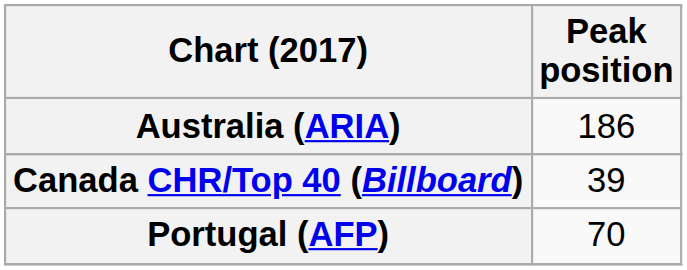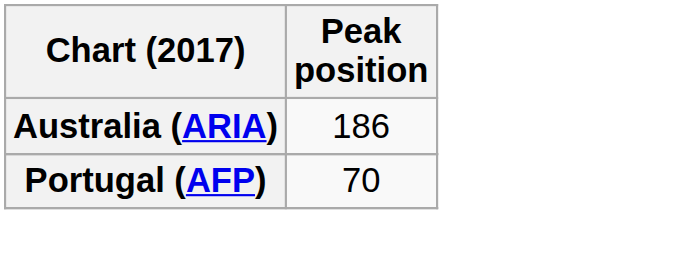- row: (268, 180)
